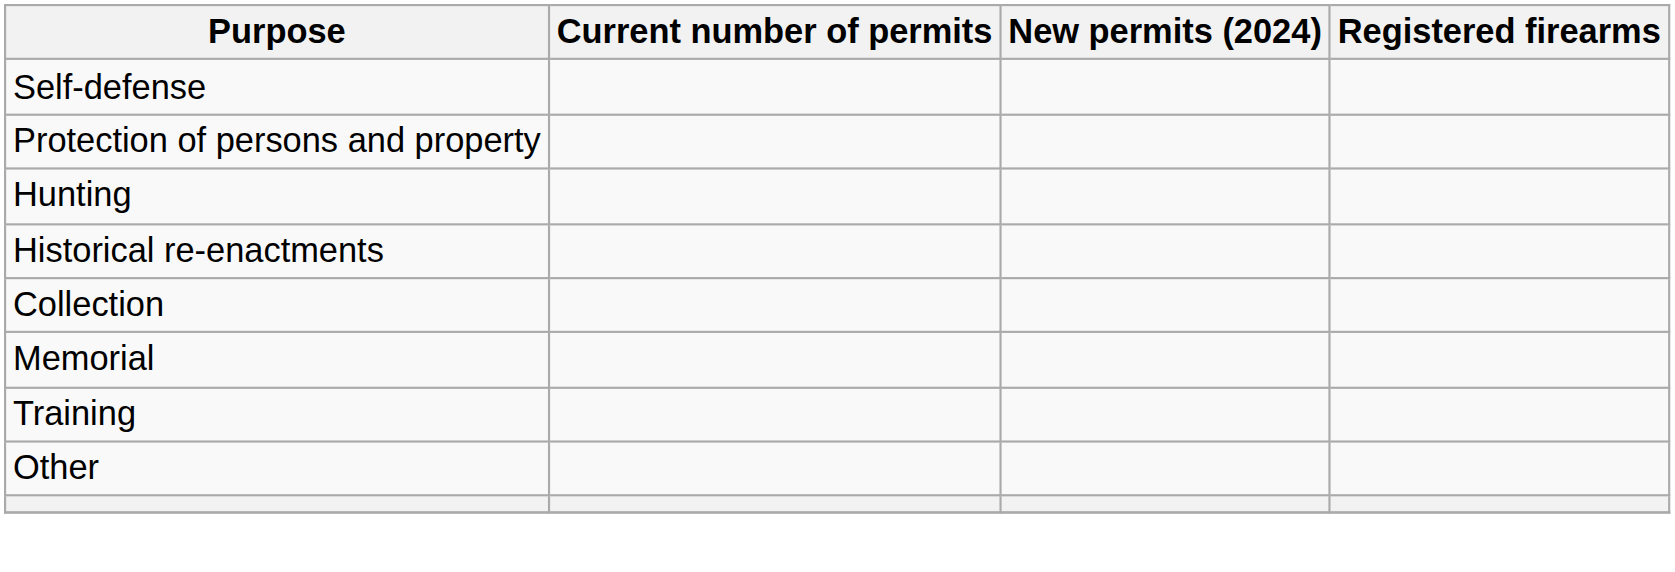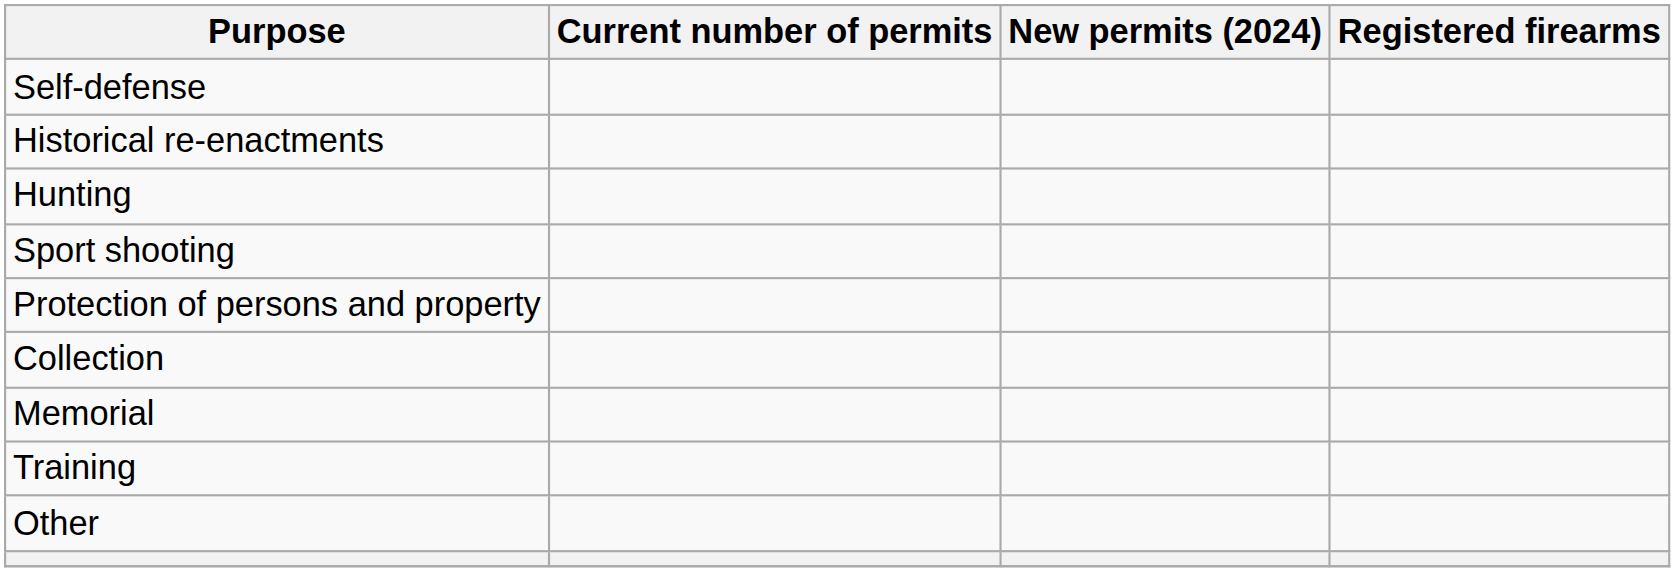rows swapped: (277, 140) <-> (198, 250)
+ row: (124, 250)
